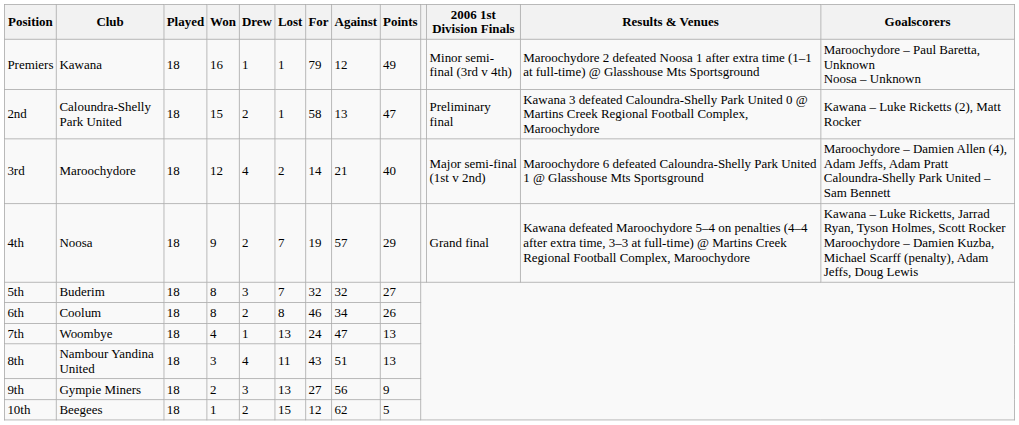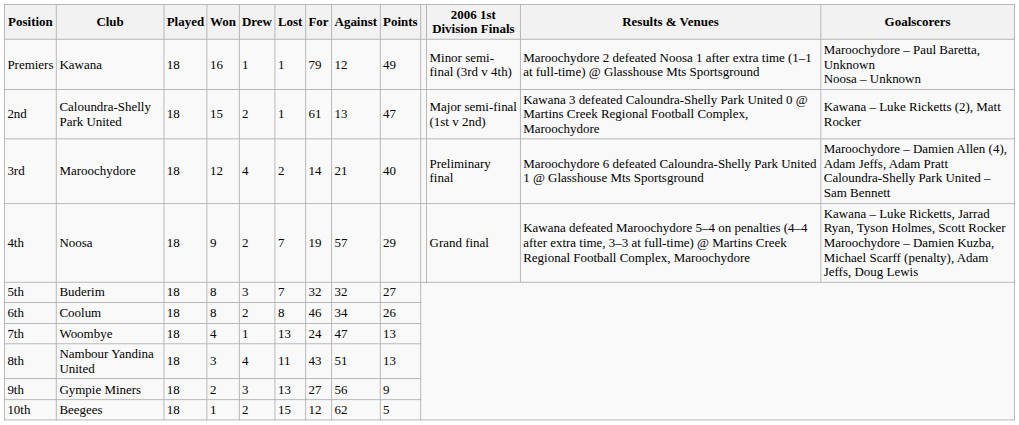(315, 114) 58 -> (315, 114) 61
(460, 114) Preliminary final -> (473, 114) Major semi-final (1st v 2nd)
(473, 171) Major semi-final (1st v 2nd) -> (460, 171) Preliminary final
